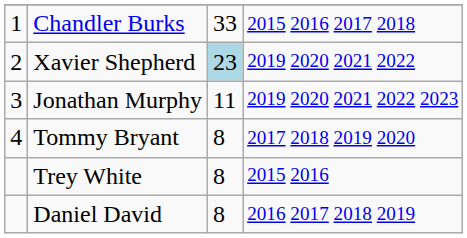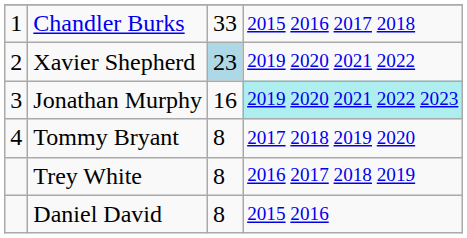(225, 99) 11 -> (225, 99) 16
(353, 99) no background -> (353, 99) paleturquoise background
(288, 175) 2015 2016 -> (331, 175) 2016 2017 2018 2019
(331, 213) 2016 2017 2018 2019 -> (288, 213) 2015 2016
